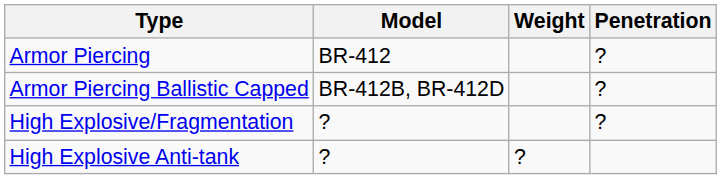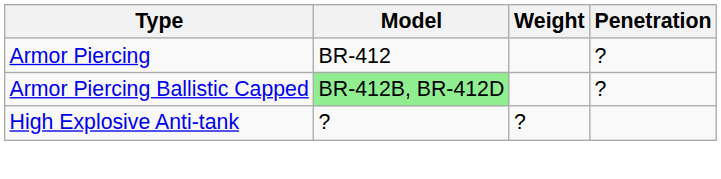(411, 88) no background -> (411, 88) lightgreen background
- row: (152, 122)
